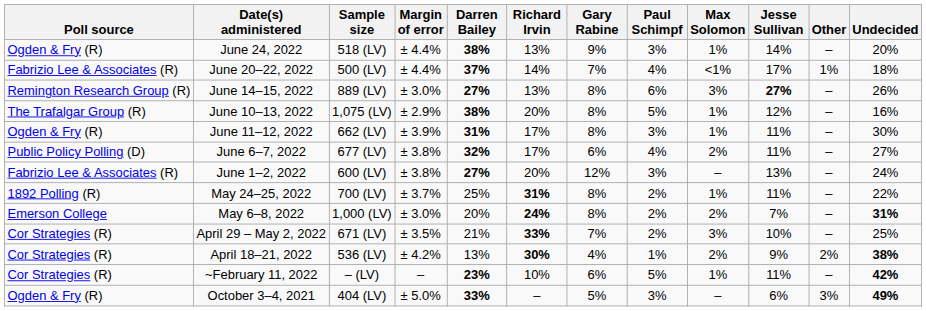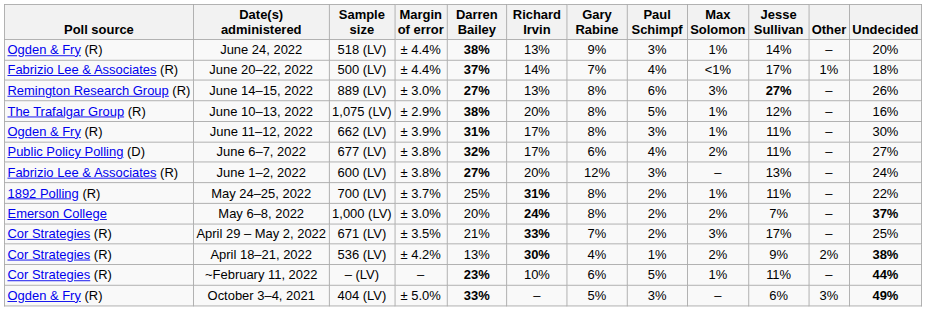(885, 214) 31% -> (885, 214) 37%
(779, 234) 10% -> (779, 234) 17%
(885, 275) 42% -> (885, 275) 44%
